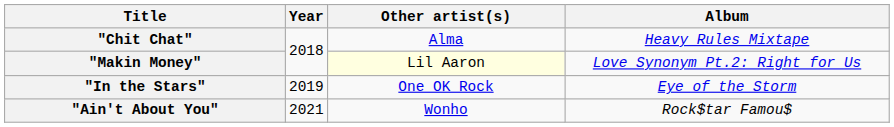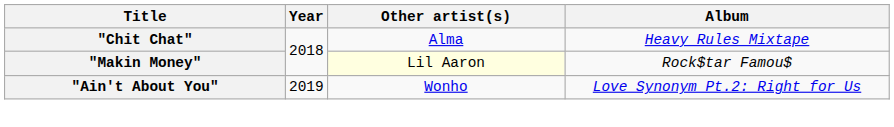(727, 63) Love Synonym Pt.2: Right for Us -> (727, 63) Rock$tar Famou$
- row: (145, 87)
(306, 110) 2021 -> (306, 87) 2019
(727, 110) Rock$tar Famou$ -> (727, 87) Love Synonym Pt.2: Right for Us
